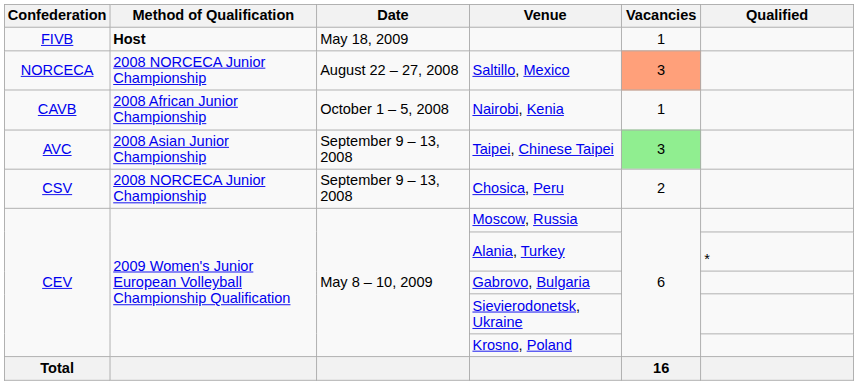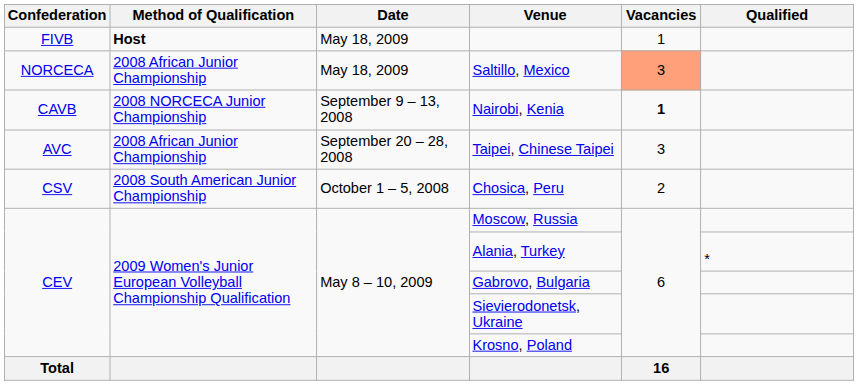(189, 70) 2008 NORCECA Junior Championship -> (176, 70) 2008 African Junior Championship
(389, 70) August 22 – 27, 2008 -> (364, 70) May 18, 2009
(176, 109) 2008 African Junior Championship -> (189, 109) 2008 NORCECA Junior Championship
(384, 109) October 1 – 5, 2008 -> (380, 109) September 9 – 13, 2008
(661, 109) normal -> (661, 109) bold
(171, 149) 2008 Asian Junior Championship -> (176, 149) 2008 African Junior Championship
(380, 149) September 9 – 13, 2008 -> (384, 149) September 20 – 28, 2008
(661, 149) lightgreen background -> (661, 149) no background
(189, 188) 2008 NORCECA Junior Championship -> (205, 188) 2008 South American Junior Championship
(380, 188) September 9 – 13, 2008 -> (384, 188) October 1 – 5, 2008
